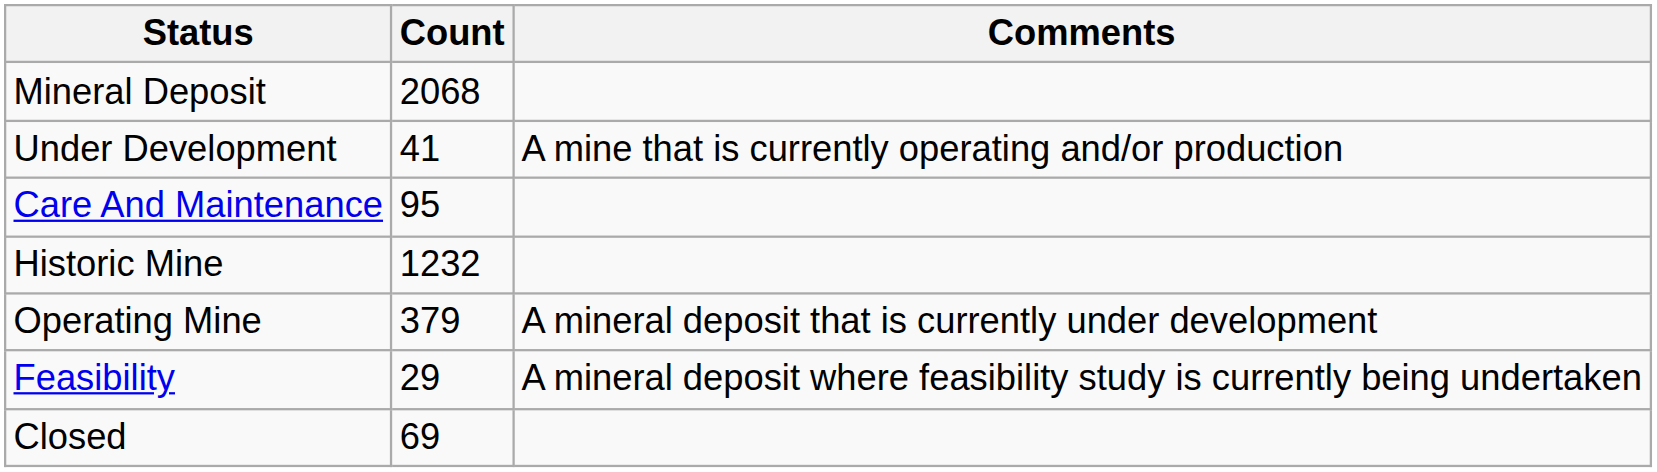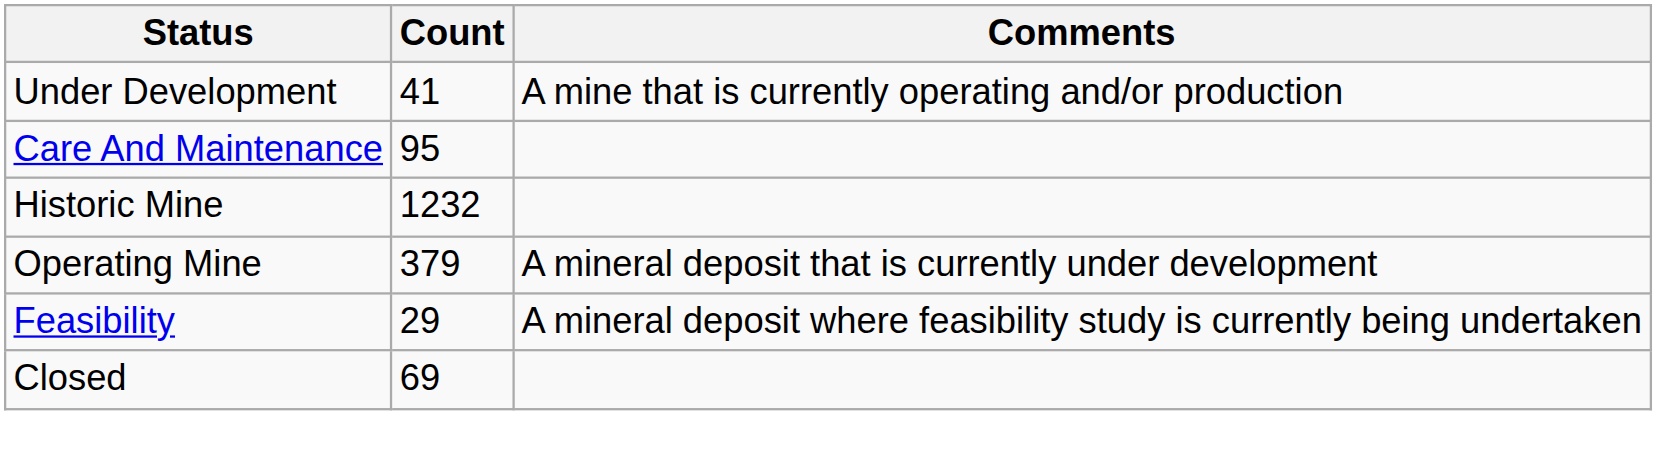- row: (140, 90)
